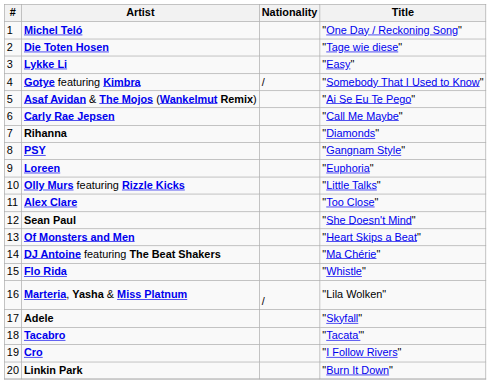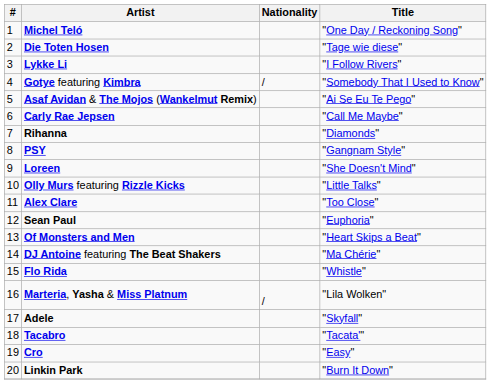(338, 64) "Easy" -> (362, 64) "I Follow Rivers"
(348, 168) "Euphoria" -> (369, 168) "She Doesn't Mind"
(369, 220) "She Doesn't Mind" -> (348, 220) "Euphoria"
(362, 353) "I Follow Rivers" -> (338, 353) "Easy"
